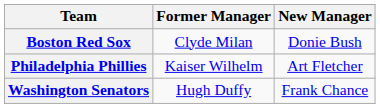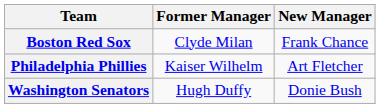(325, 41) Donie Bush -> (325, 41) Frank Chance
(325, 90) Frank Chance -> (325, 90) Donie Bush
